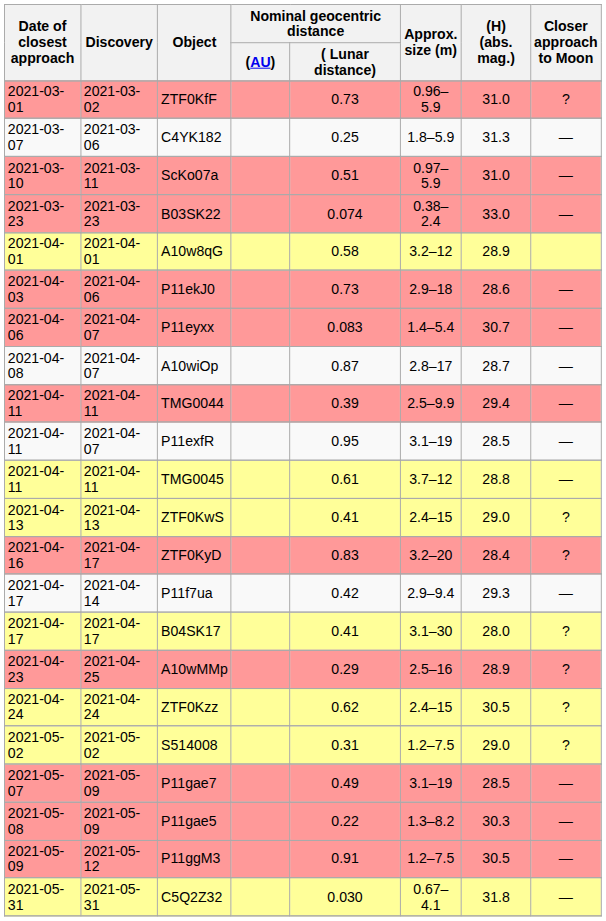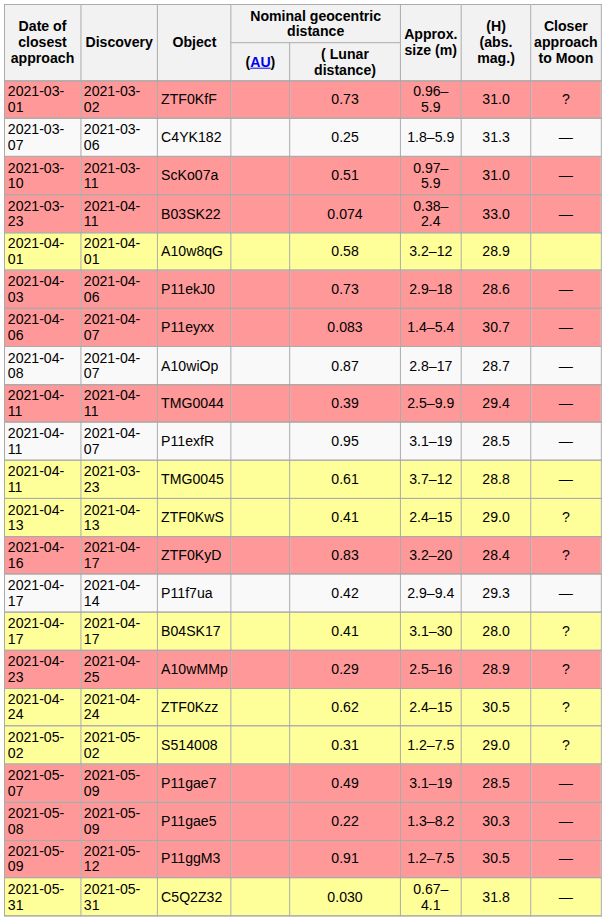(112, 214) 2021-03-23 -> (112, 214) 2021-04-11
(112, 480) 2021-04-11 -> (112, 480) 2021-03-23
